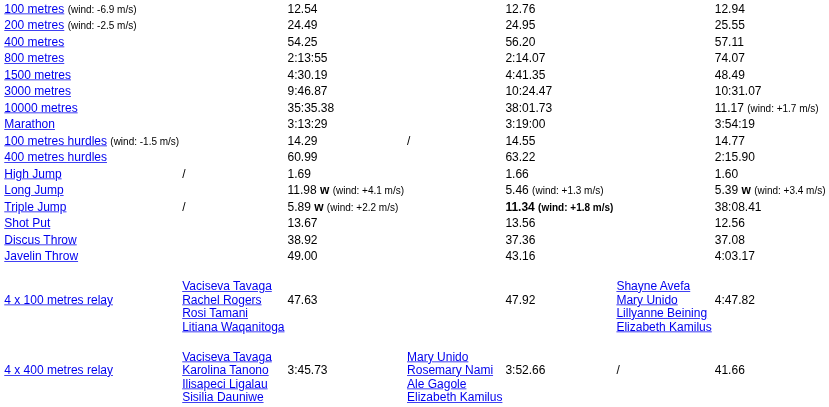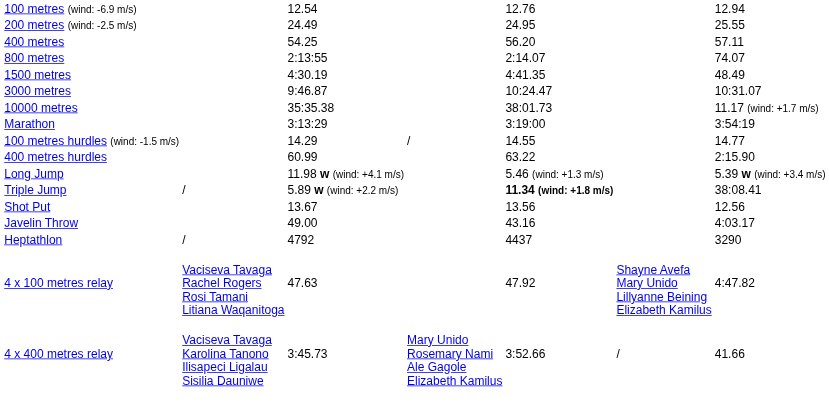- row: (33, 174)
- row: (40, 240)
+ row: (33, 240)
